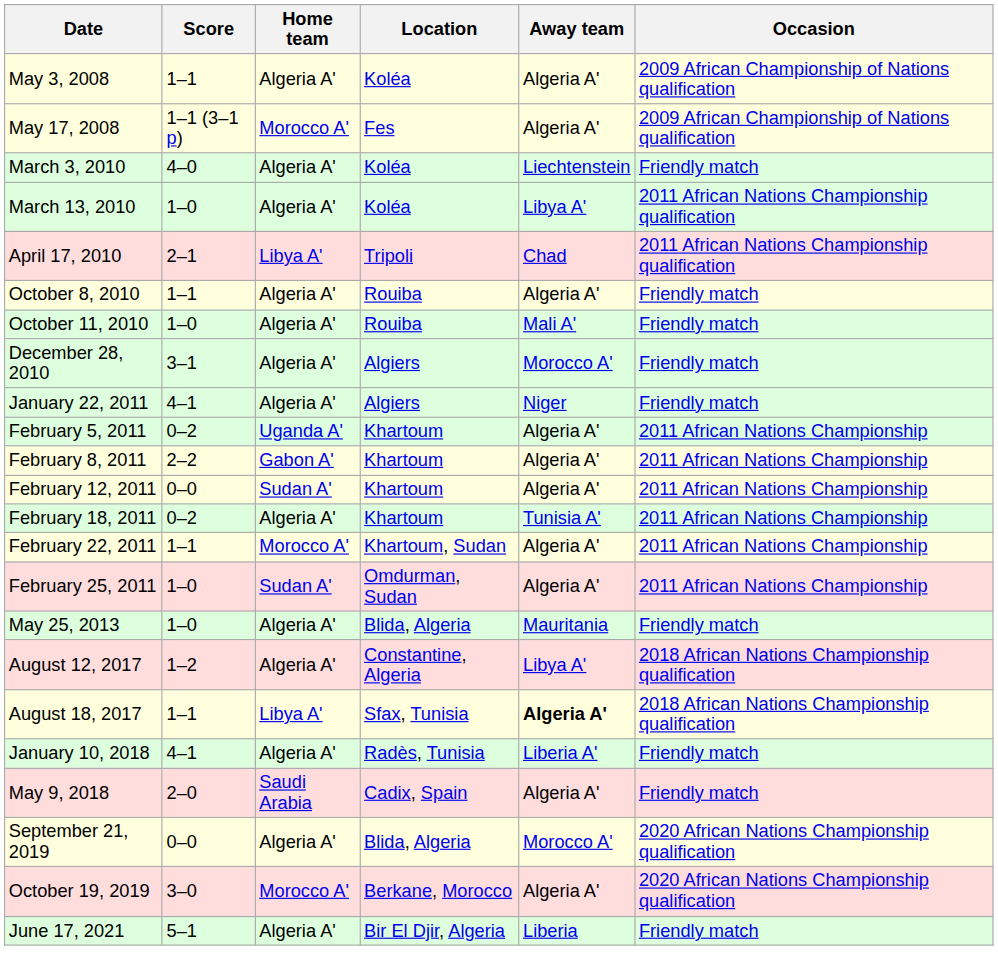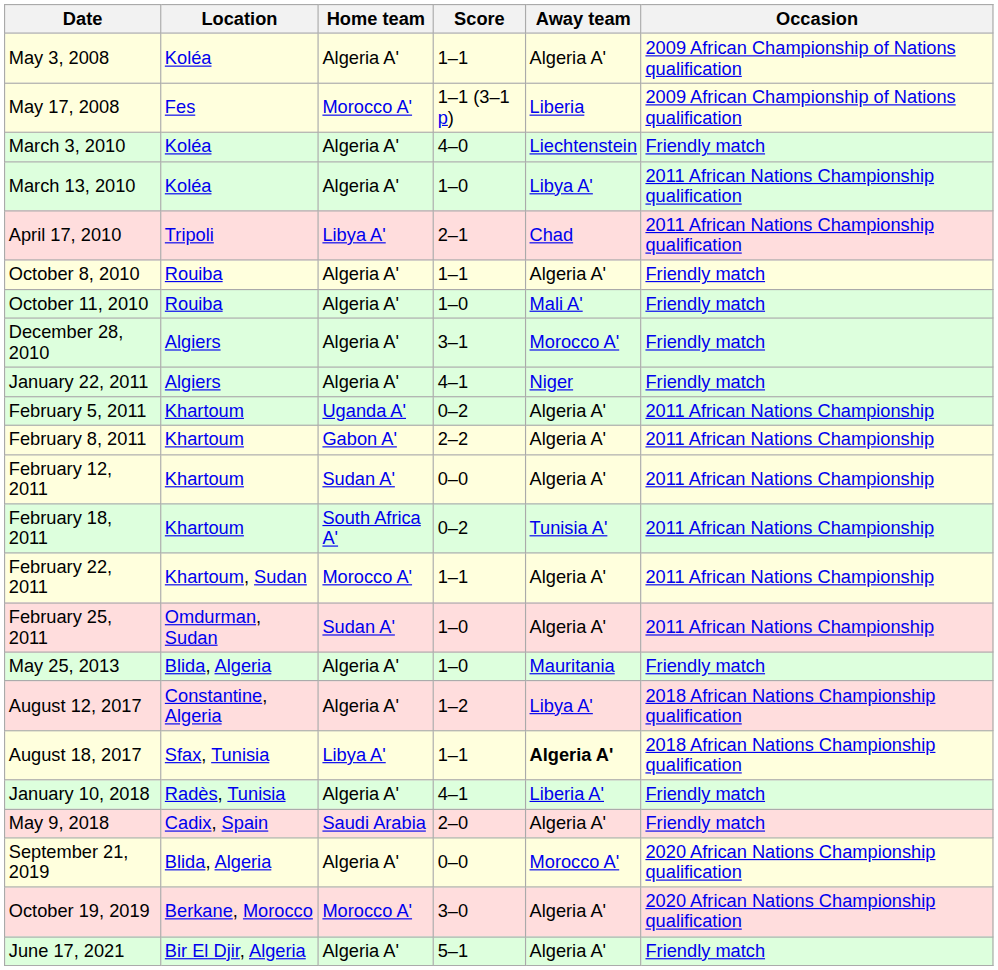columns swapped: (439, 29) <-> (209, 29)
(561, 128) Algeria A' -> (557, 107) Liberia
(298, 518) Algeria A' -> (372, 528) South Africa A'
(550, 930) Liberia -> (568, 951) Algeria A'
